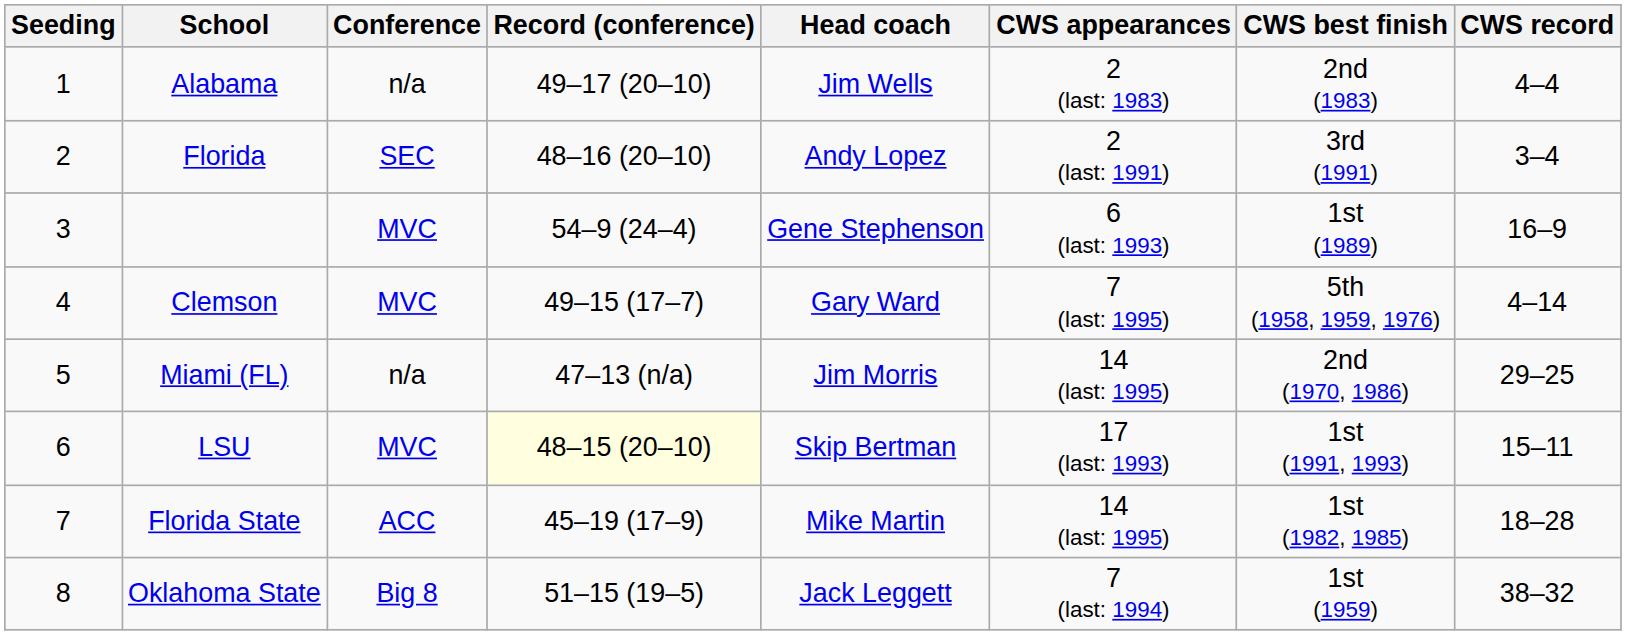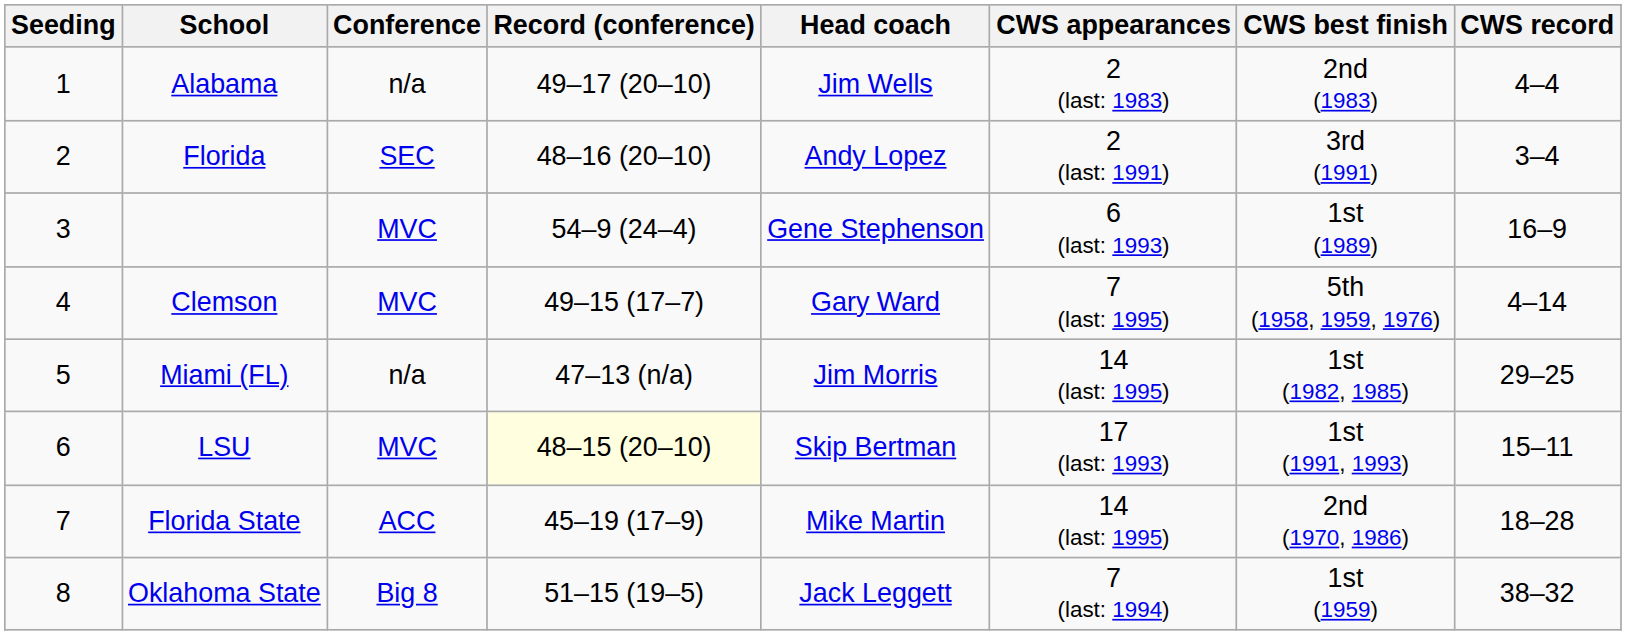(1346, 375) 2nd (1970, 1986) -> (1346, 375) 1st (1982, 1985)
(1346, 520) 1st (1982, 1985) -> (1346, 520) 2nd (1970, 1986)
